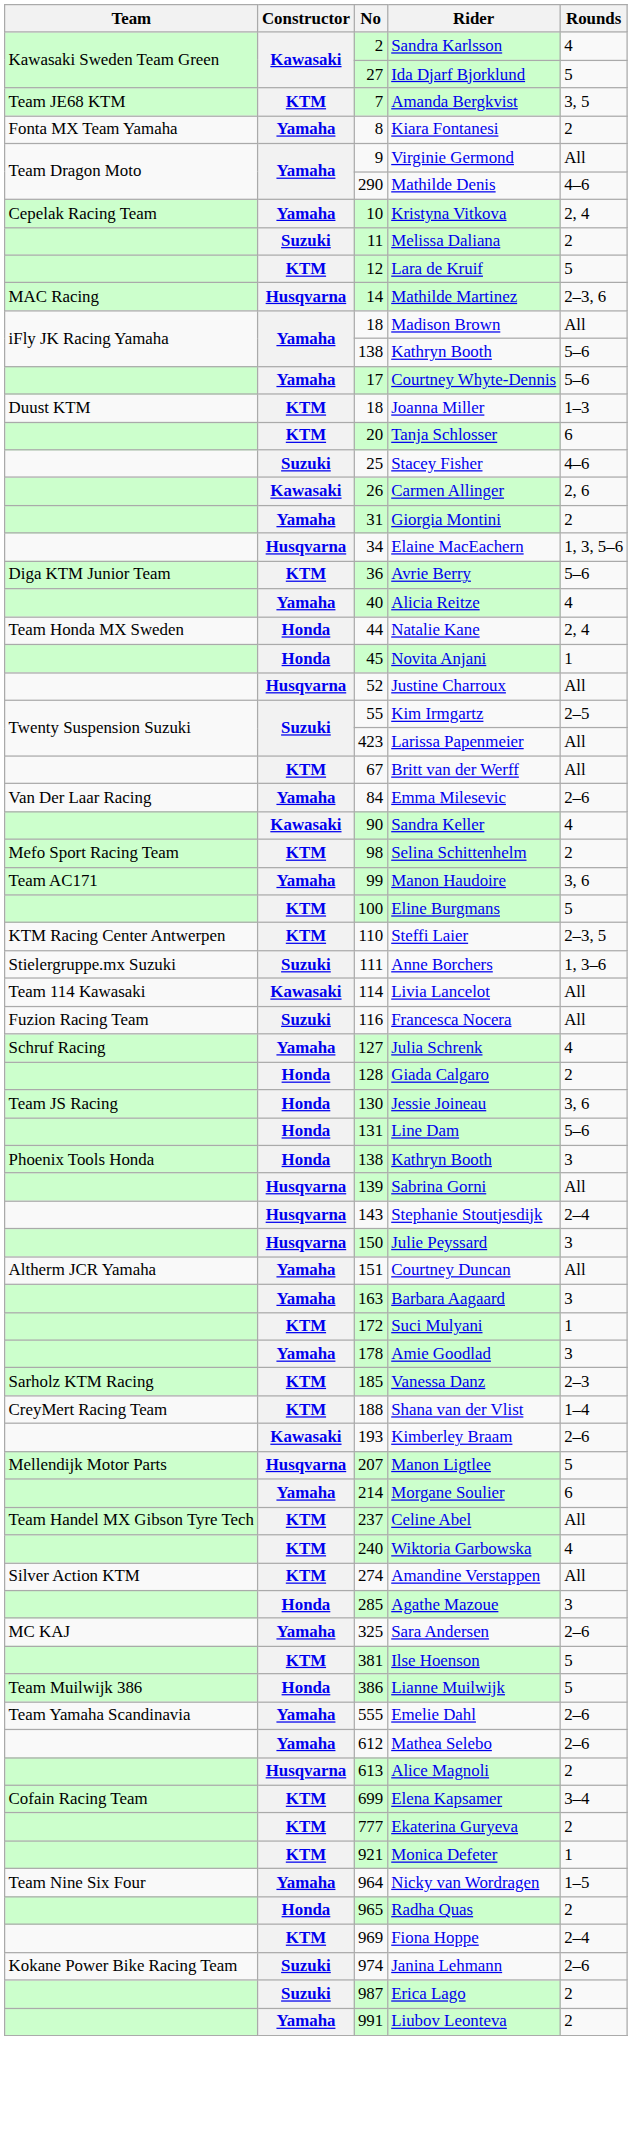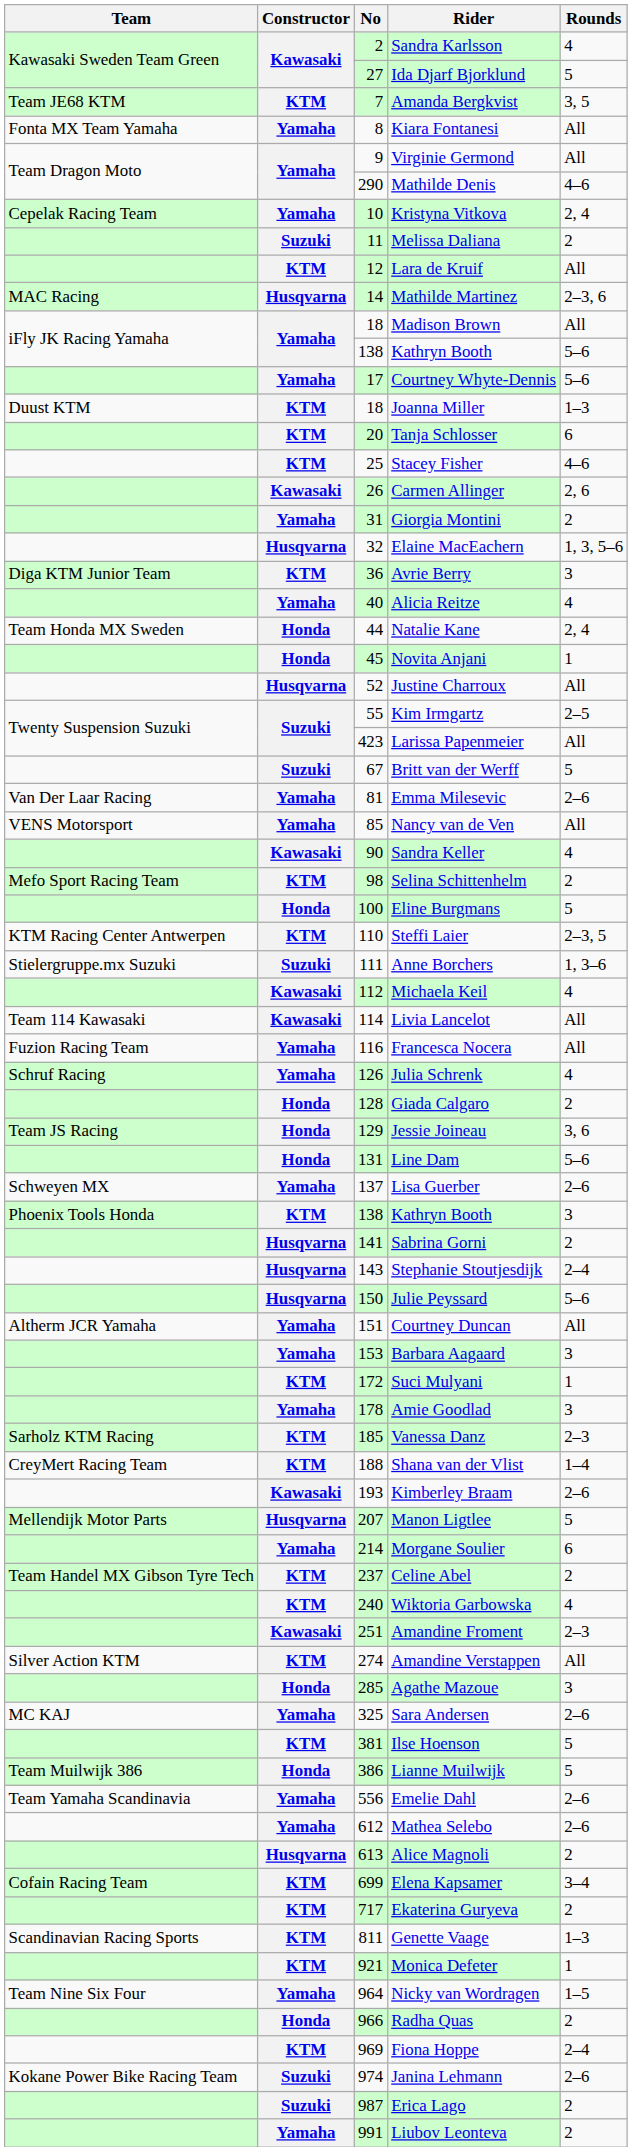(568, 129) 2 -> (575, 129) All
(568, 268) 5 -> (575, 268) All
(306, 463) Suzuki -> (306, 463) KTM
(375, 546) 34 -> (375, 546) 32
(577, 574) 5–6 -> (568, 574) 3
(306, 769) KTM -> (306, 769) Suzuki
(575, 769) All -> (568, 769) 5
(375, 797) 84 -> (375, 797) 81
+ row: (71, 824)
- row: (53, 880)
(306, 908) KTM -> (306, 908) Honda
+ row: (131, 992)
(306, 1019) Suzuki -> (306, 1047) Yamaha
(371, 1047) 127 -> (371, 1075) 126
(371, 1103) 130 -> (371, 1130) 129
+ row: (59, 1186)
(306, 1158) Honda -> (306, 1214) KTM
(371, 1186) 139 -> (371, 1242) 141
(575, 1186) All -> (568, 1242) 2
(568, 1242) 3 -> (577, 1297) 5–6
(371, 1297) 163 -> (371, 1353) 153
(575, 1520) All -> (568, 1576) 2
+ row: (131, 1632)
(371, 1715) 555 -> (371, 1798) 556
(371, 1826) 777 -> (371, 1909) 717
+ row: (104, 1937)
(371, 1909) 965 -> (371, 2021) 966
